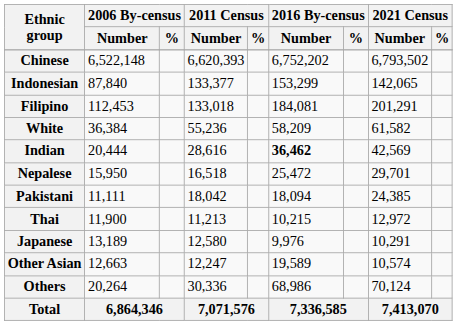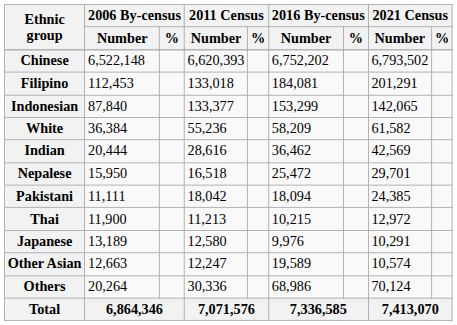rows swapped: (45, 106) <-> (45, 83)
(291, 151) bold -> (291, 151) normal
